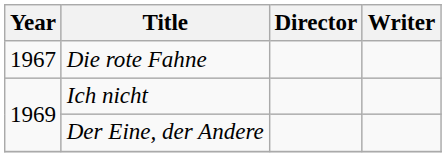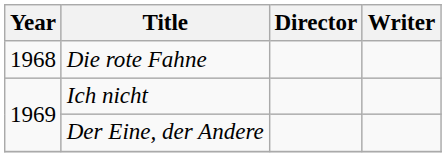(33, 59) 1967 -> (33, 59) 1968
